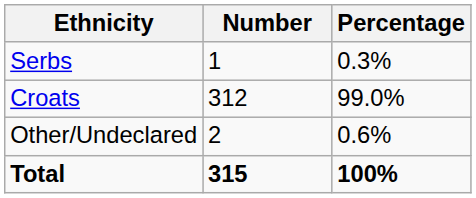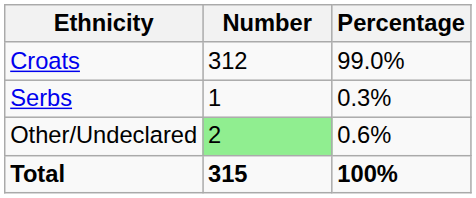rows swapped: (45, 98) <-> (41, 60)
(215, 135) no background -> (215, 135) lightgreen background
